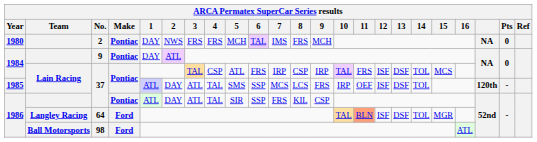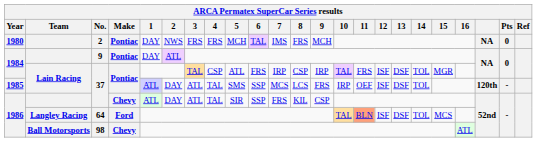(443, 70) MCS -> (443, 70) MGR
(124, 100) Pontiac -> (124, 100) Chevy
(443, 115) MGR -> (443, 115) MCS
(124, 129) Ford -> (124, 129) Chevy
